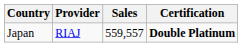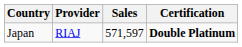(125, 32) 559,557 -> (125, 32) 571,597
